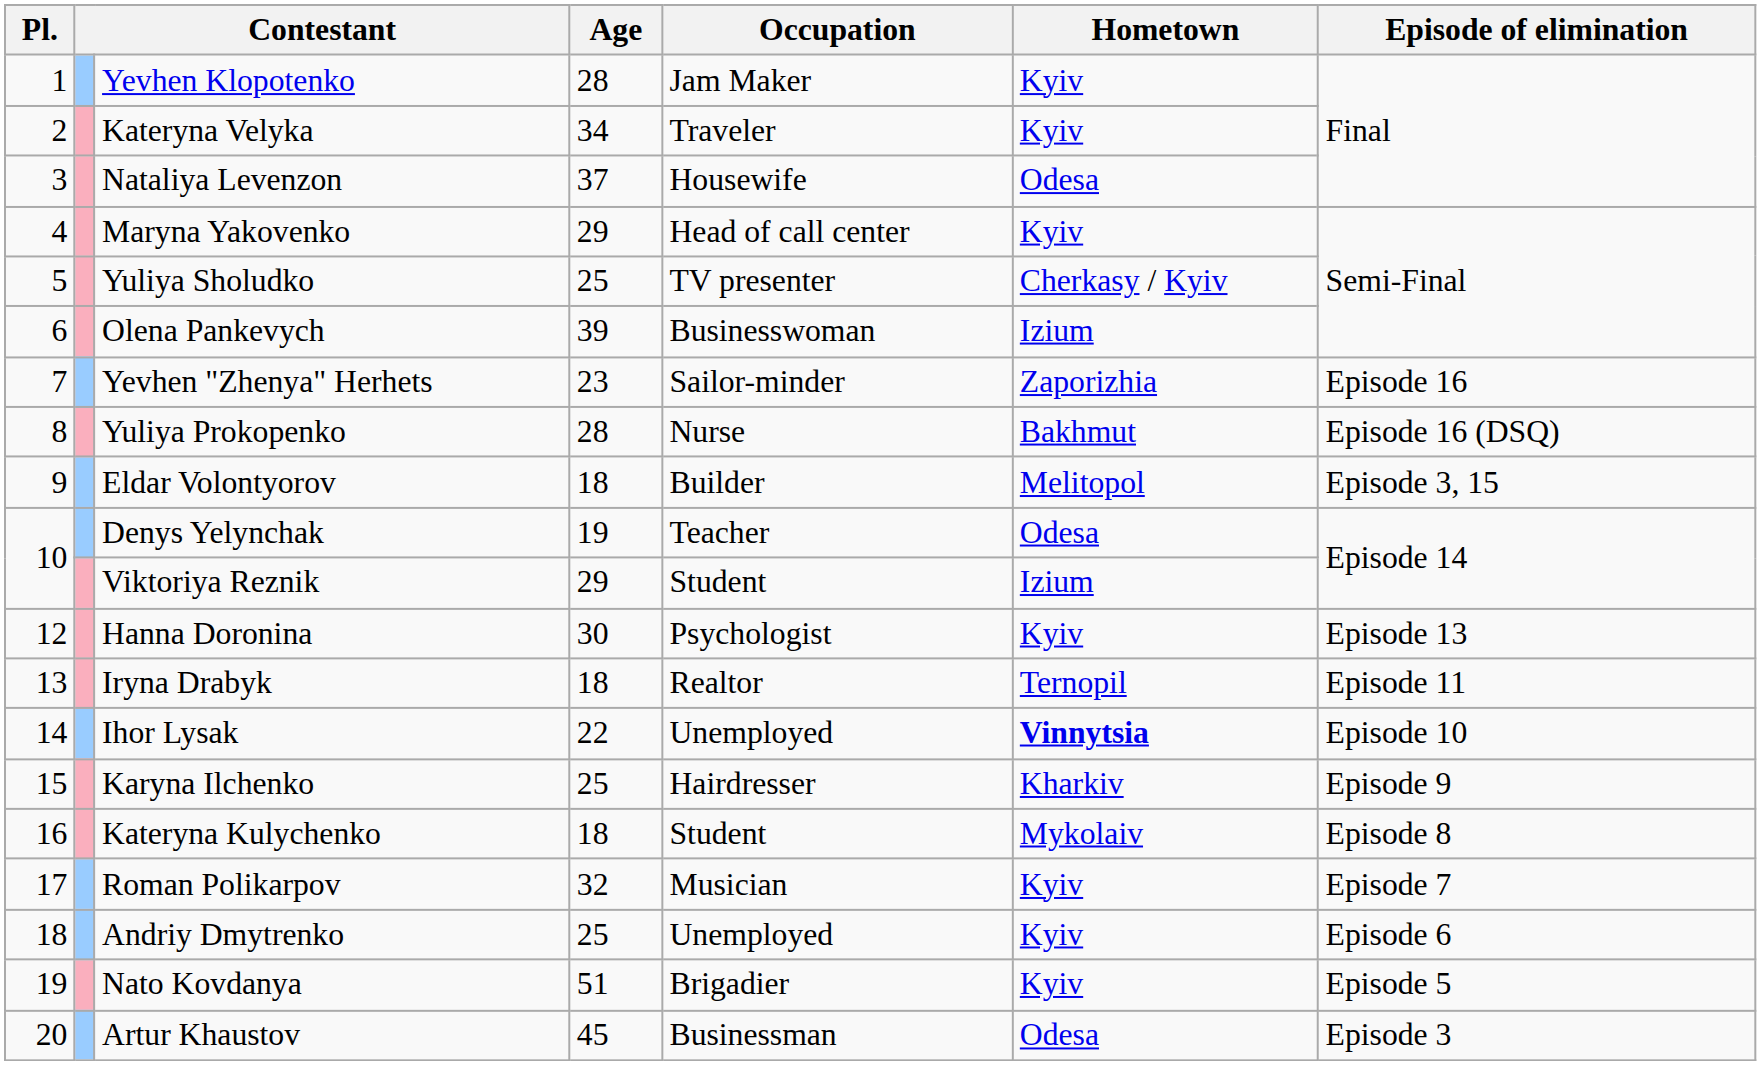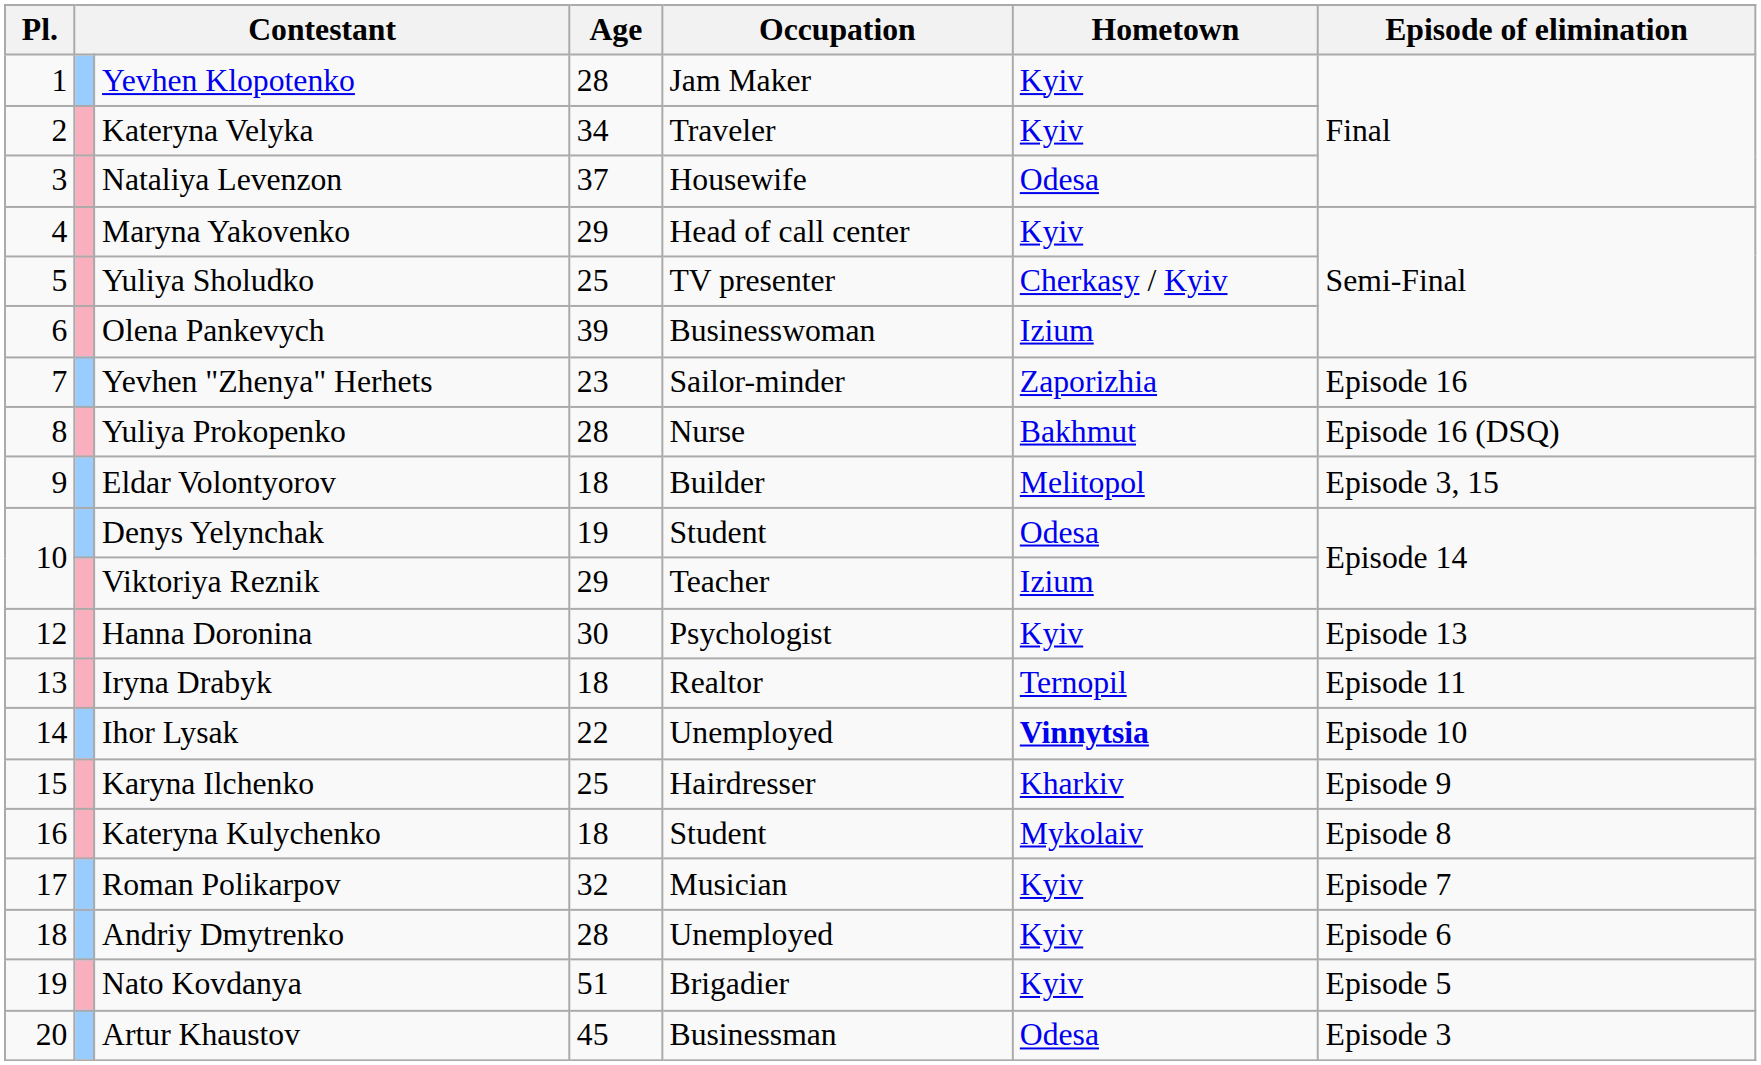(719, 532) Teacher -> (718, 532) Student
(718, 582) Student -> (719, 582) Teacher
(593, 933) 25 -> (593, 933) 28
